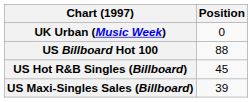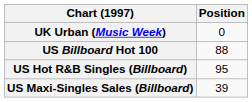(222, 69) 45 -> (222, 69) 95
